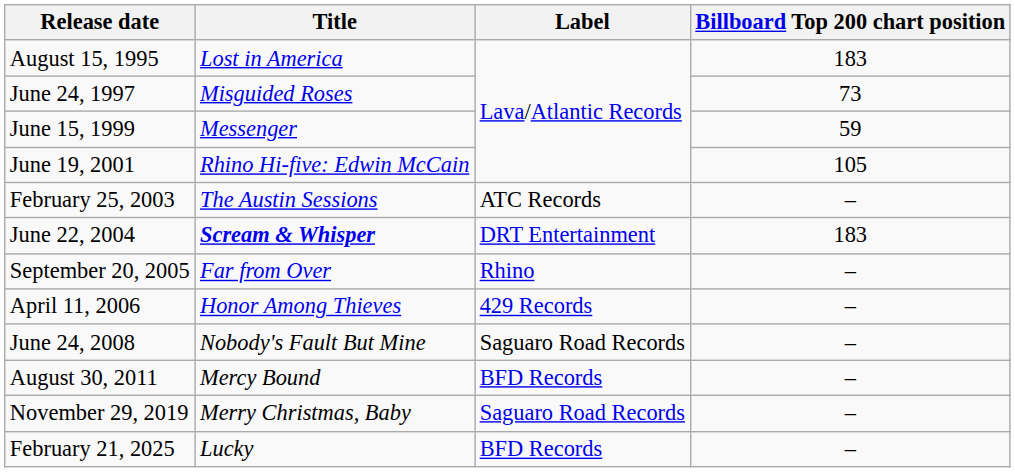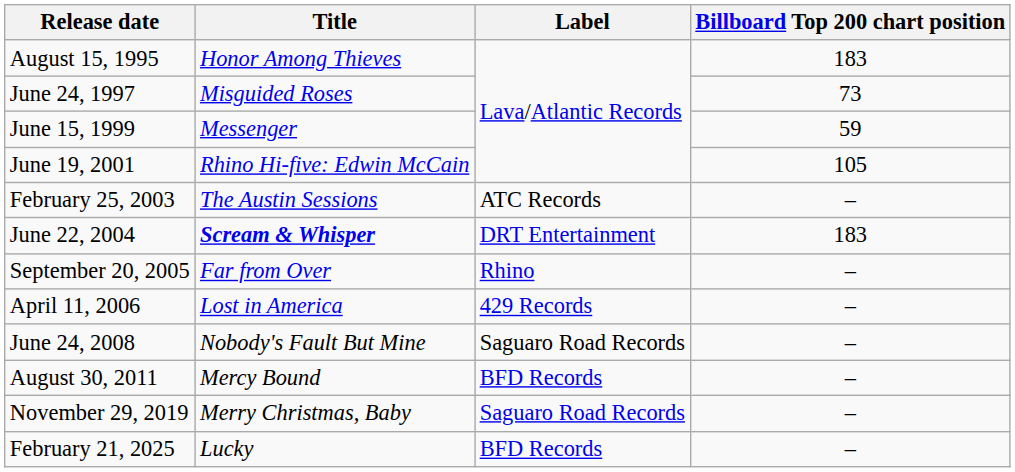(271, 57) Lost in America -> (301, 57) Honor Among Thieves
(301, 306) Honor Among Thieves -> (271, 306) Lost in America
